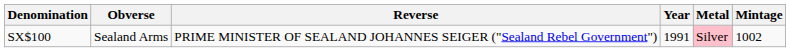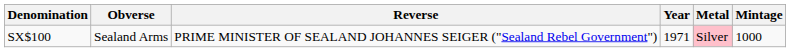(677, 36) 1991 -> (677, 36) 1971
(749, 36) 1002 -> (749, 36) 1000
